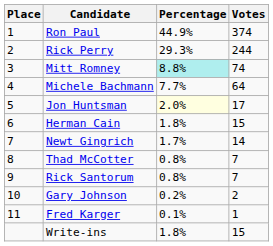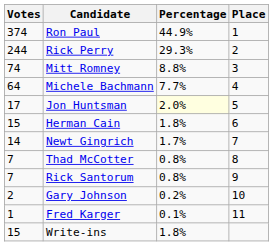columns swapped: (24, 14) <-> (249, 14)
(173, 68) paleturquoise background -> (173, 68) no background
